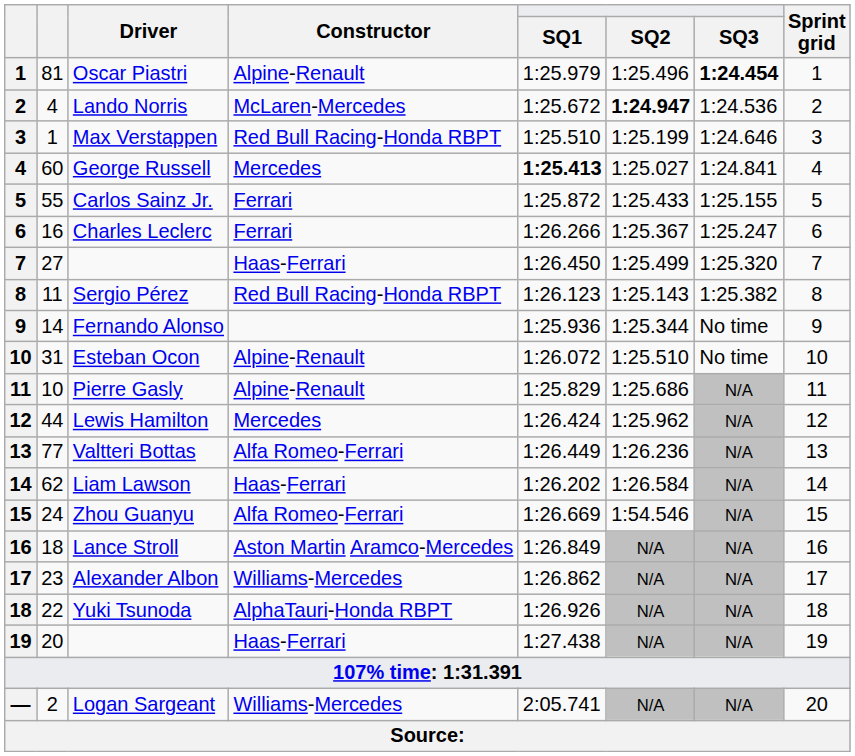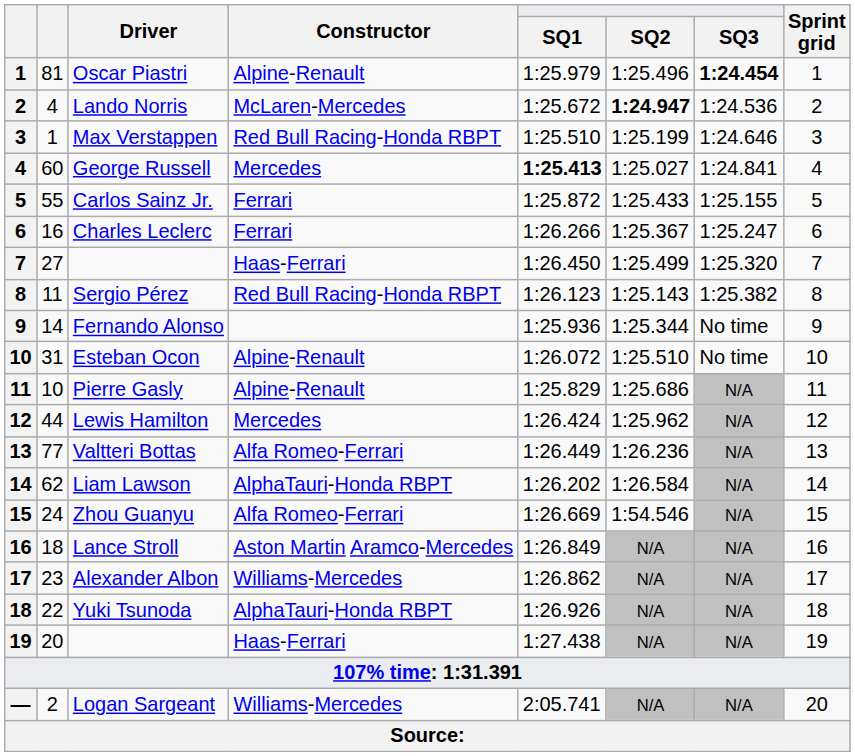(290, 483) Haas-Ferrari -> (343, 483) AlphaTauri-Honda RBPT
